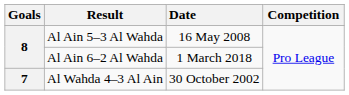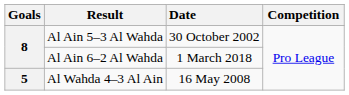(214, 36) 16 May 2008 -> (214, 36) 30 October 2002
(24, 79) 7 -> (24, 79) 5
(214, 79) 30 October 2002 -> (214, 79) 16 May 2008
